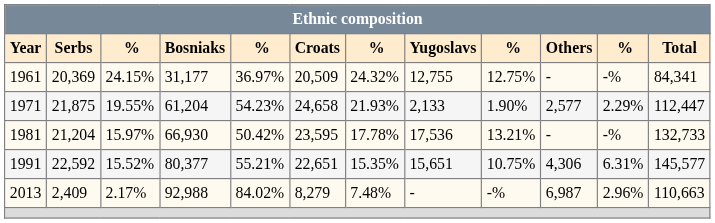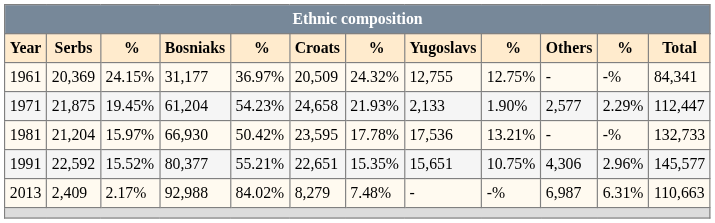(130, 105) 19.55% -> (130, 105) 19.45%
(623, 164) 6.31% -> (623, 164) 2.96%
(623, 192) 2.96% -> (623, 192) 6.31%
